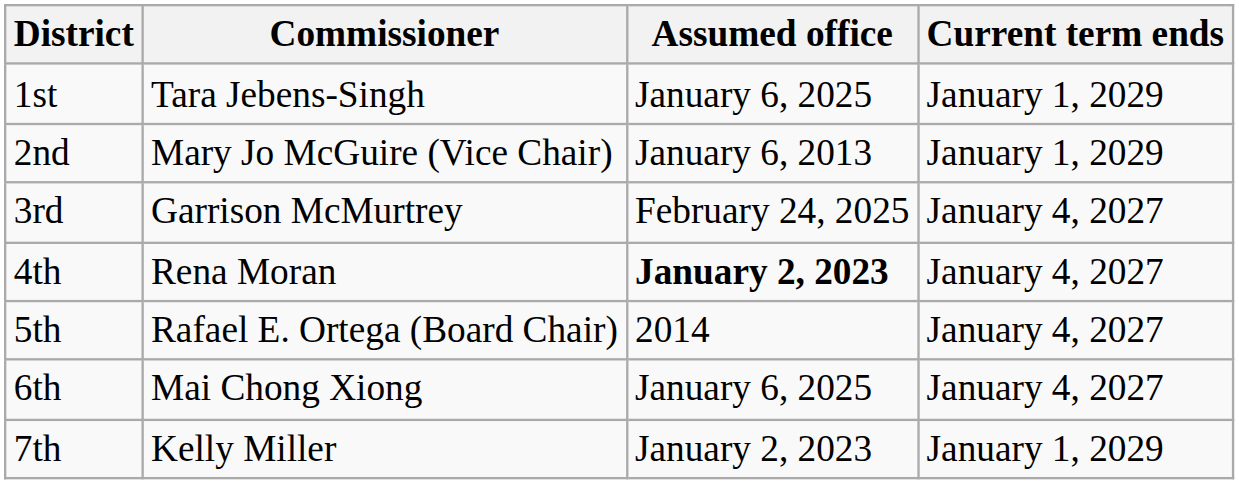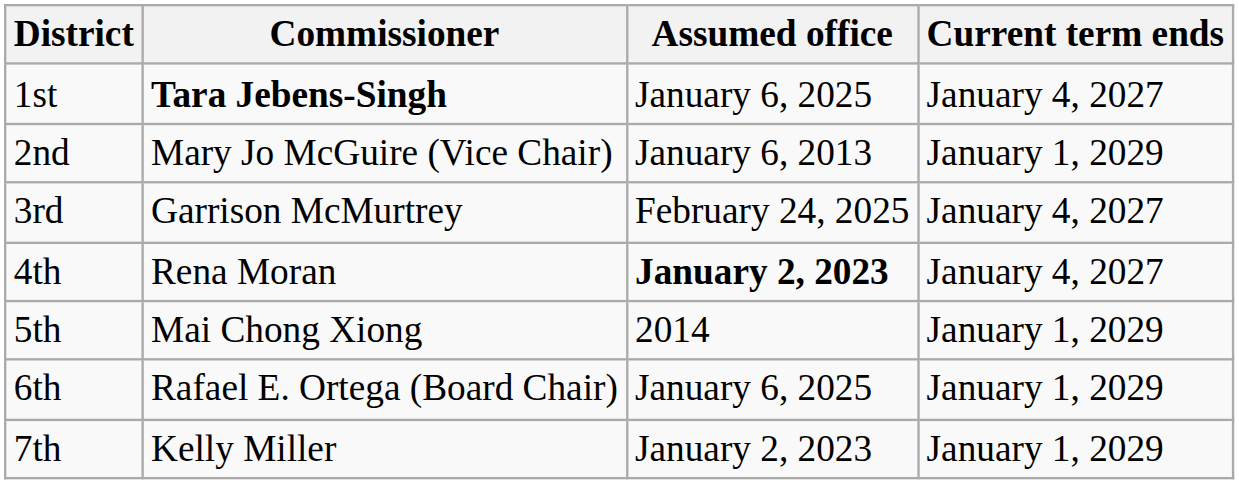(288, 93) normal -> (299, 93) bold
(1045, 93) January 1, 2029 -> (1045, 93) January 4, 2027
(384, 329) Rafael E. Ortega (Board Chair) -> (287, 329) Mai Chong Xiong
(1045, 329) January 4, 2027 -> (1045, 329) January 1, 2029
(287, 388) Mai Chong Xiong -> (384, 388) Rafael E. Ortega (Board Chair)
(1045, 388) January 4, 2027 -> (1045, 388) January 1, 2029
